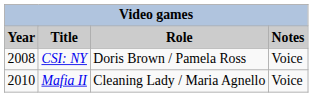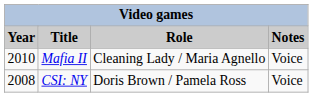rows swapped: (64, 59) <-> (64, 80)
